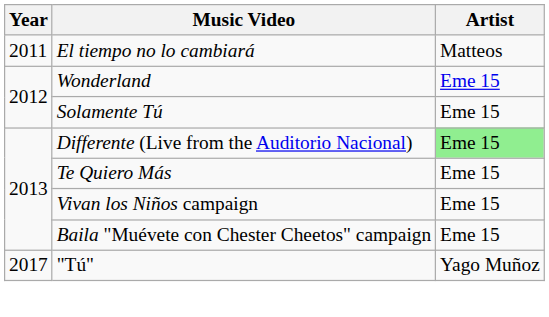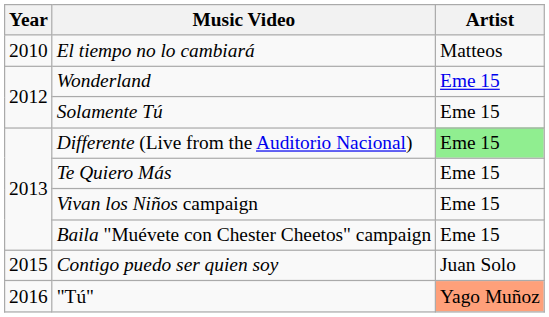(28, 50) 2011 -> (28, 50) 2010
+ row: (167, 265)
(28, 265) 2017 -> (28, 296) 2016
(490, 265) no background -> (490, 296) lightsalmon background
